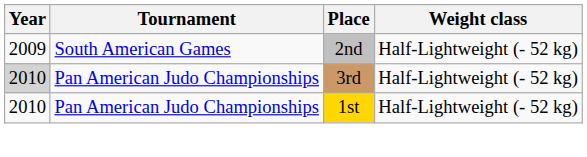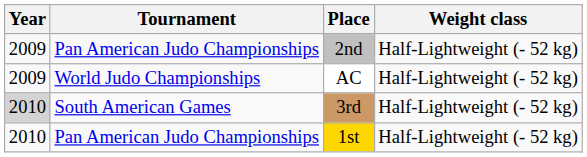(143, 48) South American Games -> (187, 48) Pan American Judo Championships
+ row: (349, 78)
(187, 78) Pan American Judo Championships -> (143, 107) South American Games
